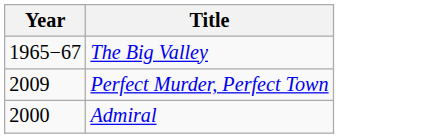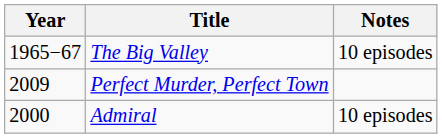+ column: (385, 20)
